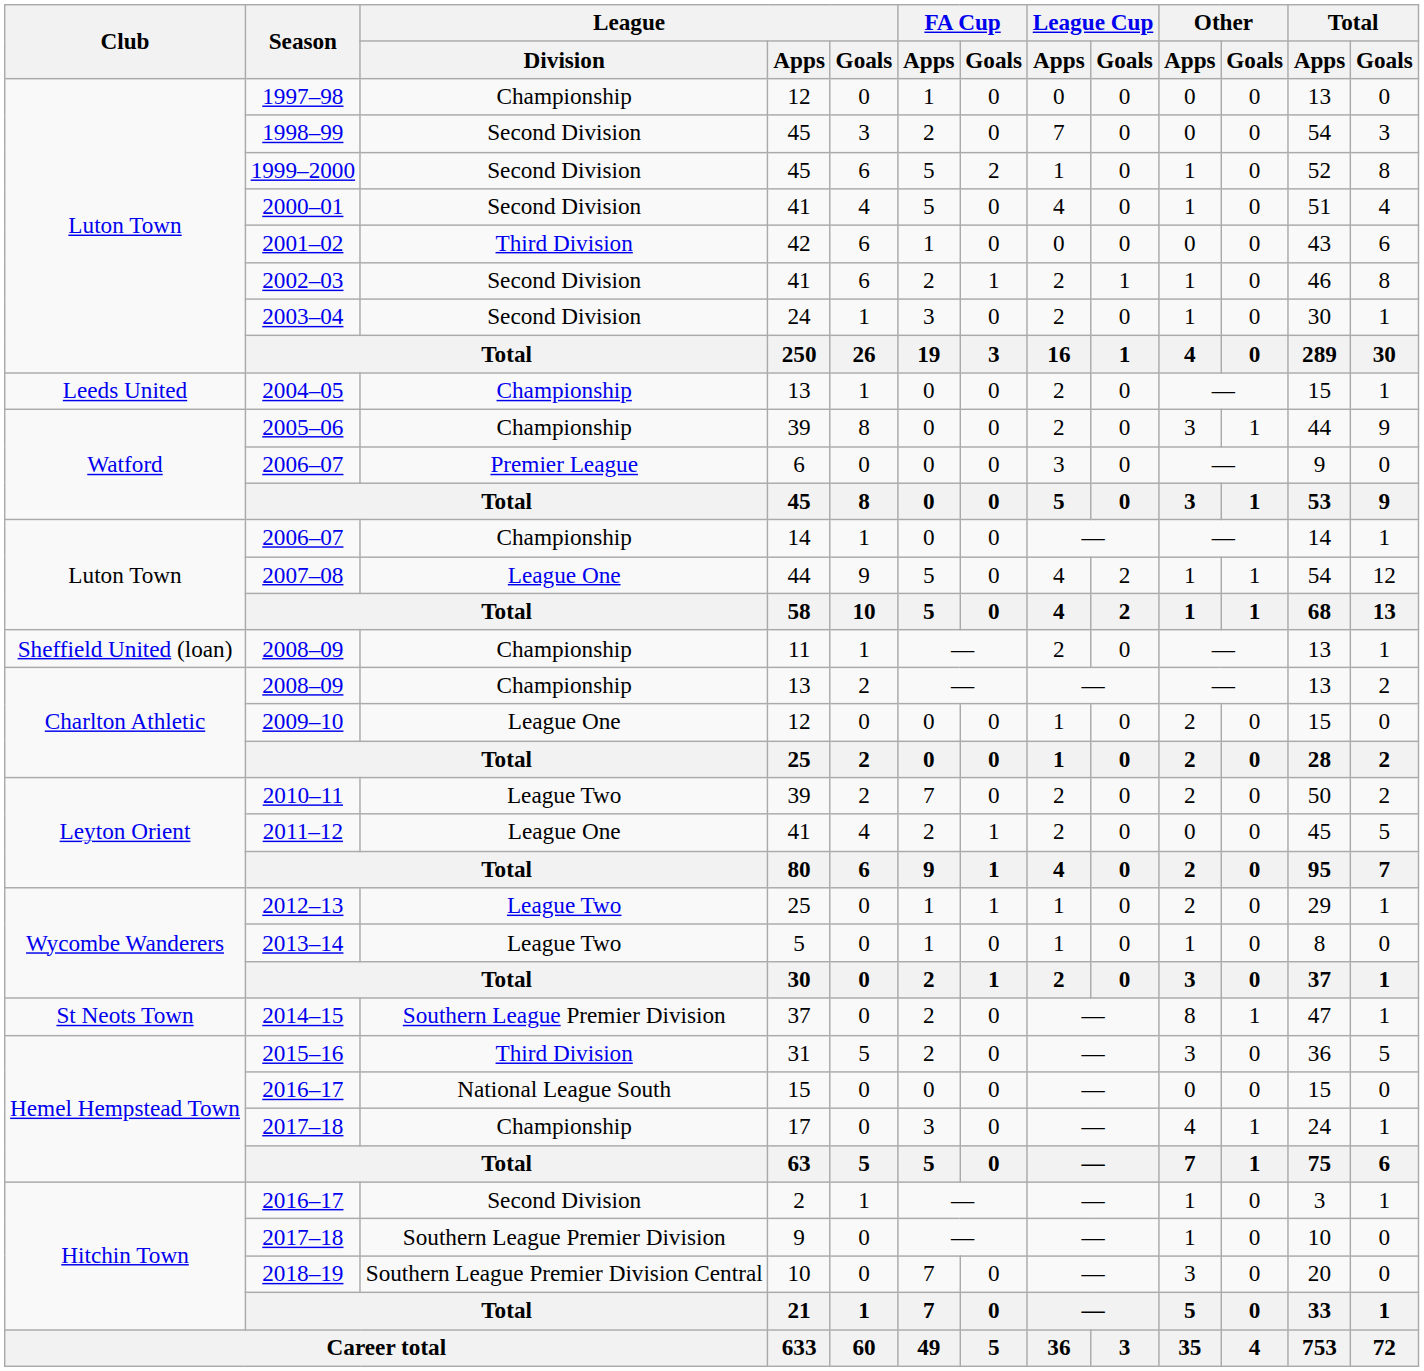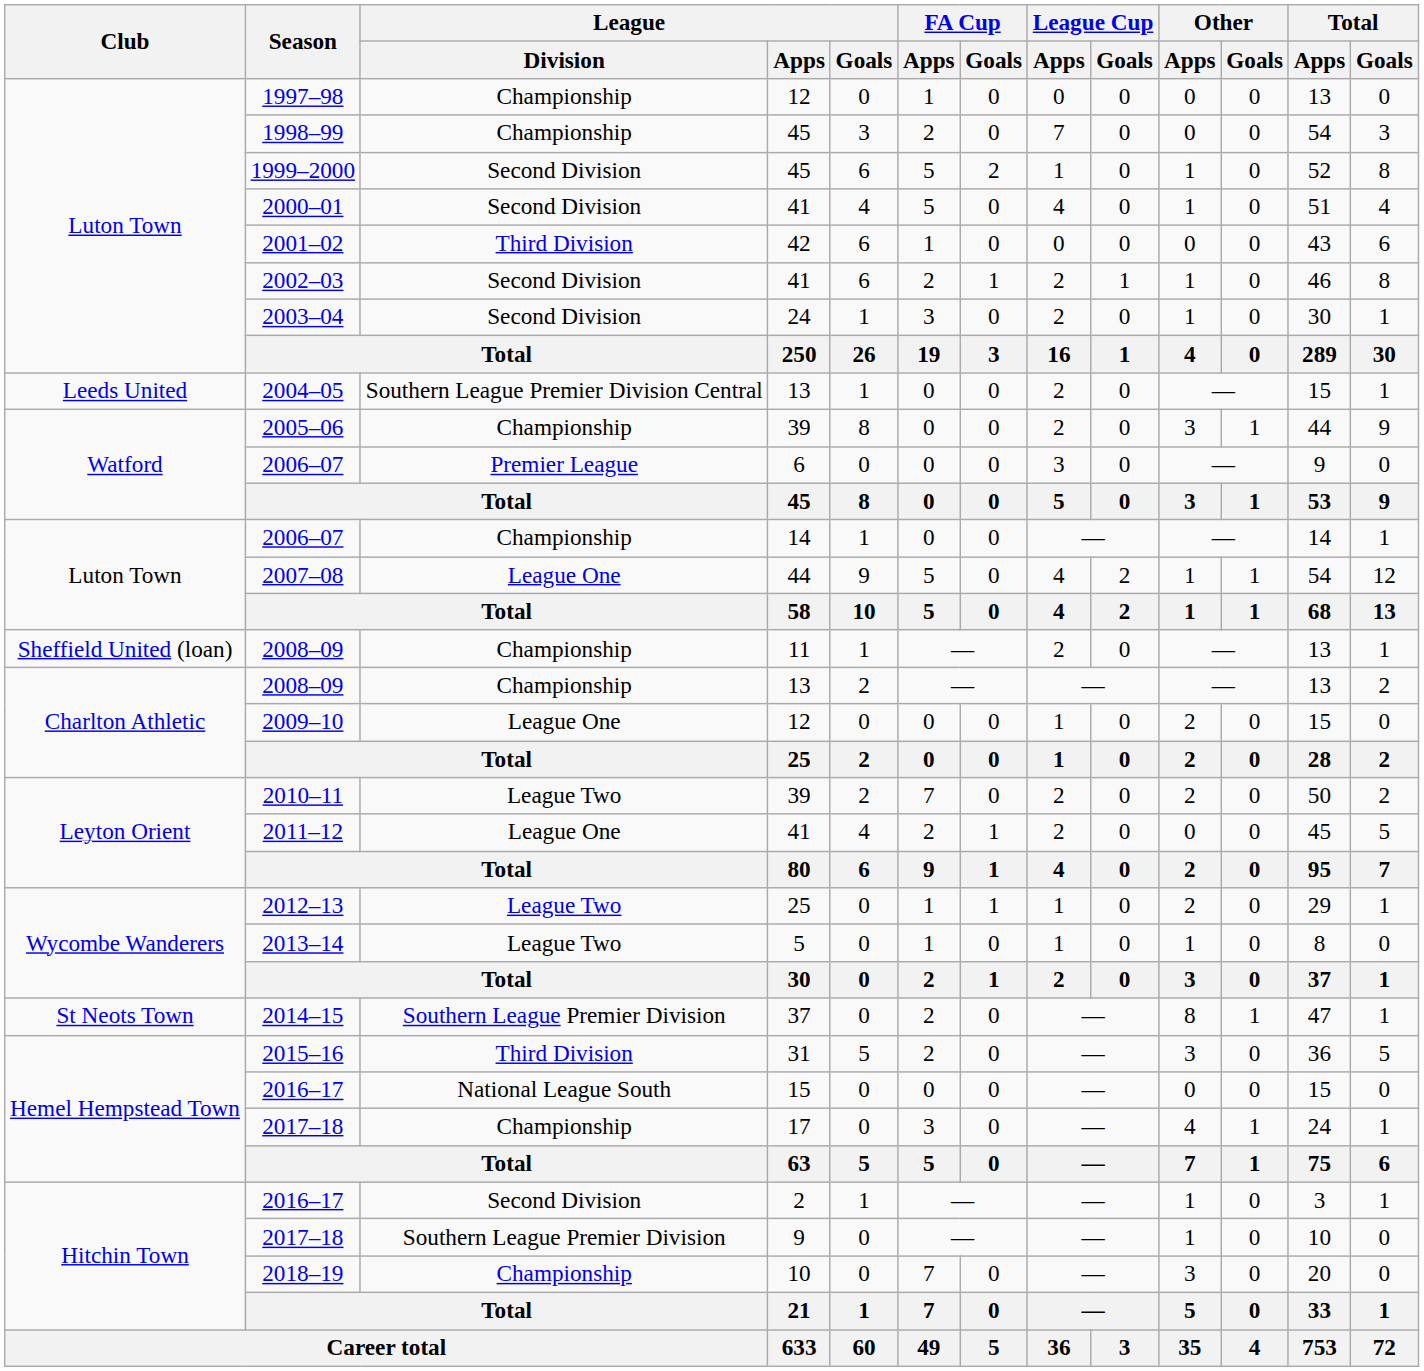(564, 133) Second Division -> (564, 133) Championship
(564, 390) Championship -> (564, 390) Southern League Premier Division Central
(564, 1273) Southern League Premier Division Central -> (564, 1273) Championship
